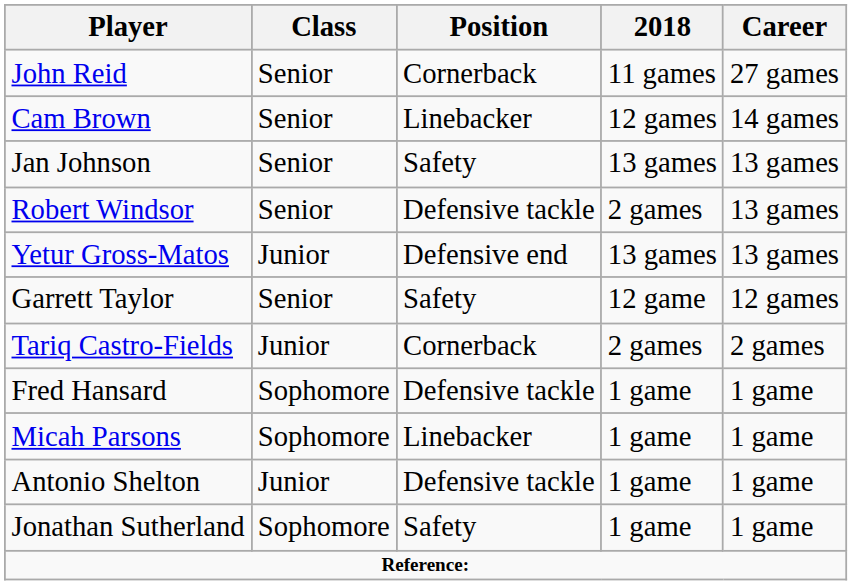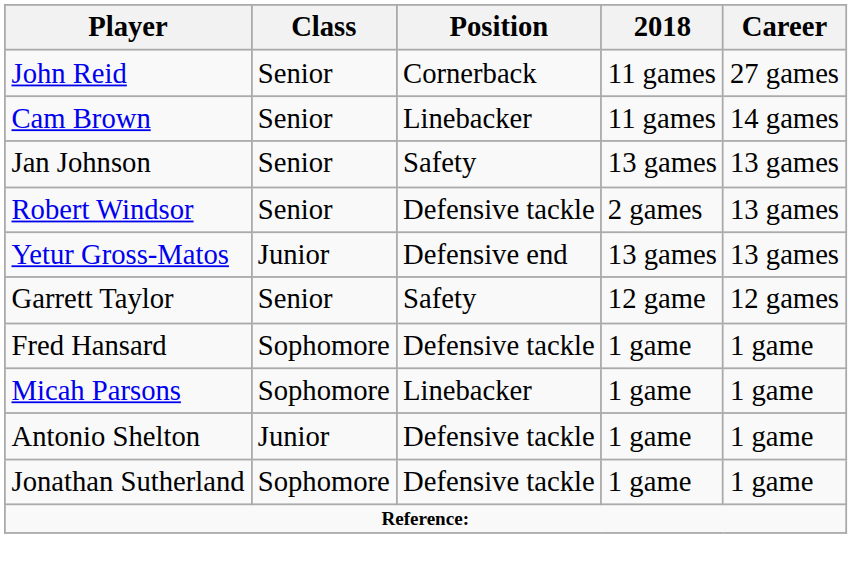(662, 118) 12 games -> (662, 118) 11 games
- row: (122, 345)
(440, 526) Safety -> (499, 481) Defensive tackle
